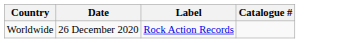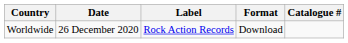+ column: (261, 12)
